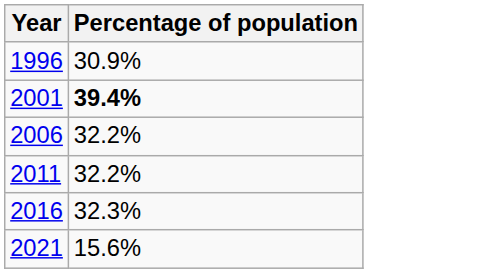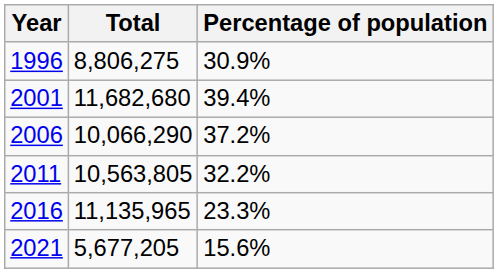+ column: (133, 23)
(107, 98) bold -> (237, 98) normal
(107, 135) 32.2% -> (237, 135) 37.2%
(107, 211) 32.3% -> (237, 211) 23.3%
